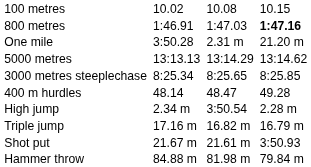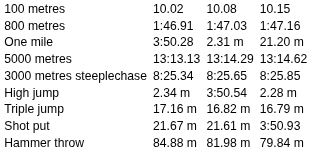(280, 25) bold -> (280, 25) normal
- row: (43, 92)
